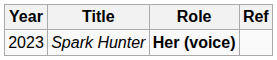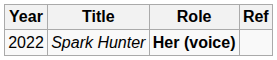(26, 42) 2023 -> (26, 42) 2022
